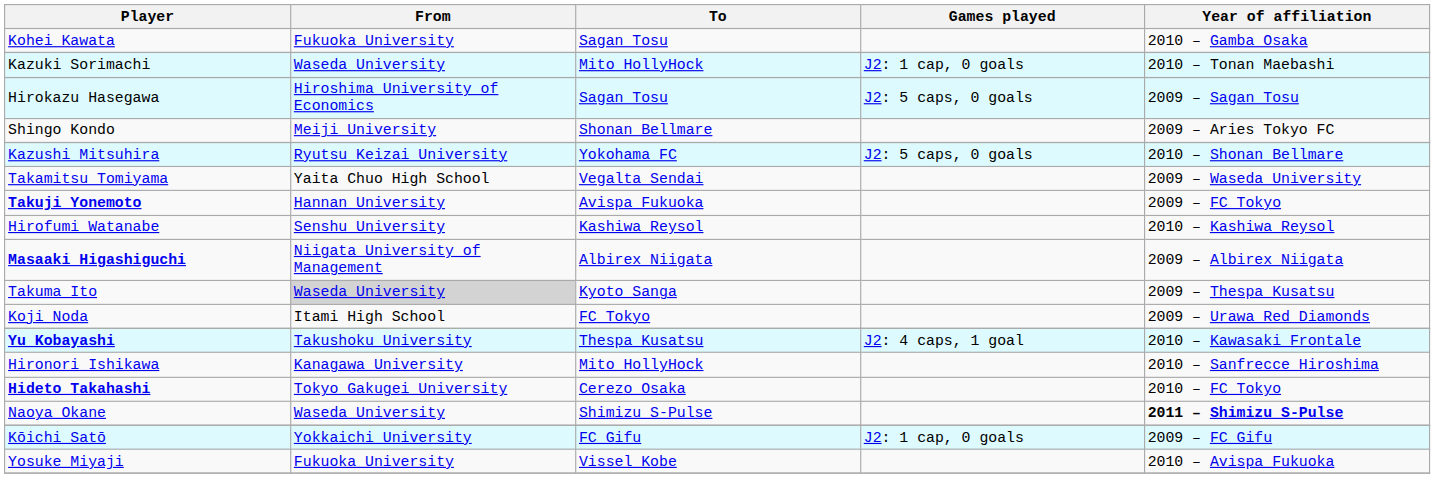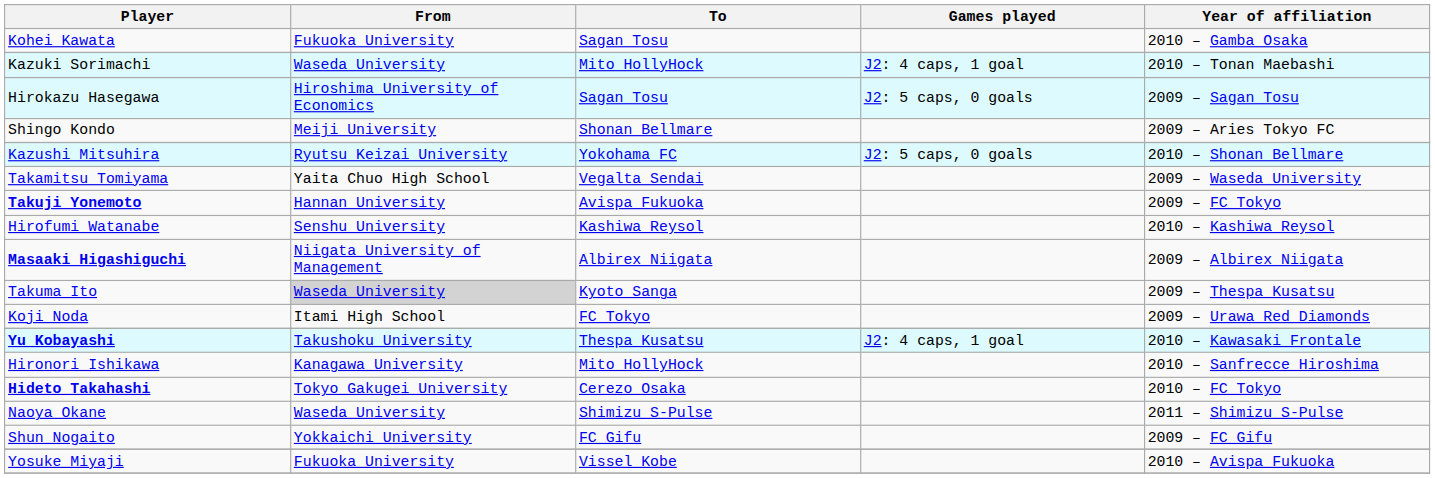(944, 65) J2: 1 cap, 0 goals -> (944, 65) J2: 4 caps, 1 goal
(1245, 413) bold -> (1245, 413) normal
+ row: (61, 437)
- row: (57, 437)
